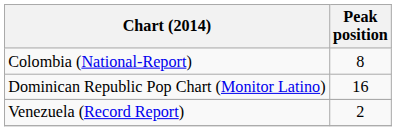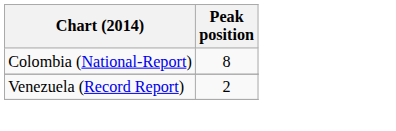- row: (167, 86)
